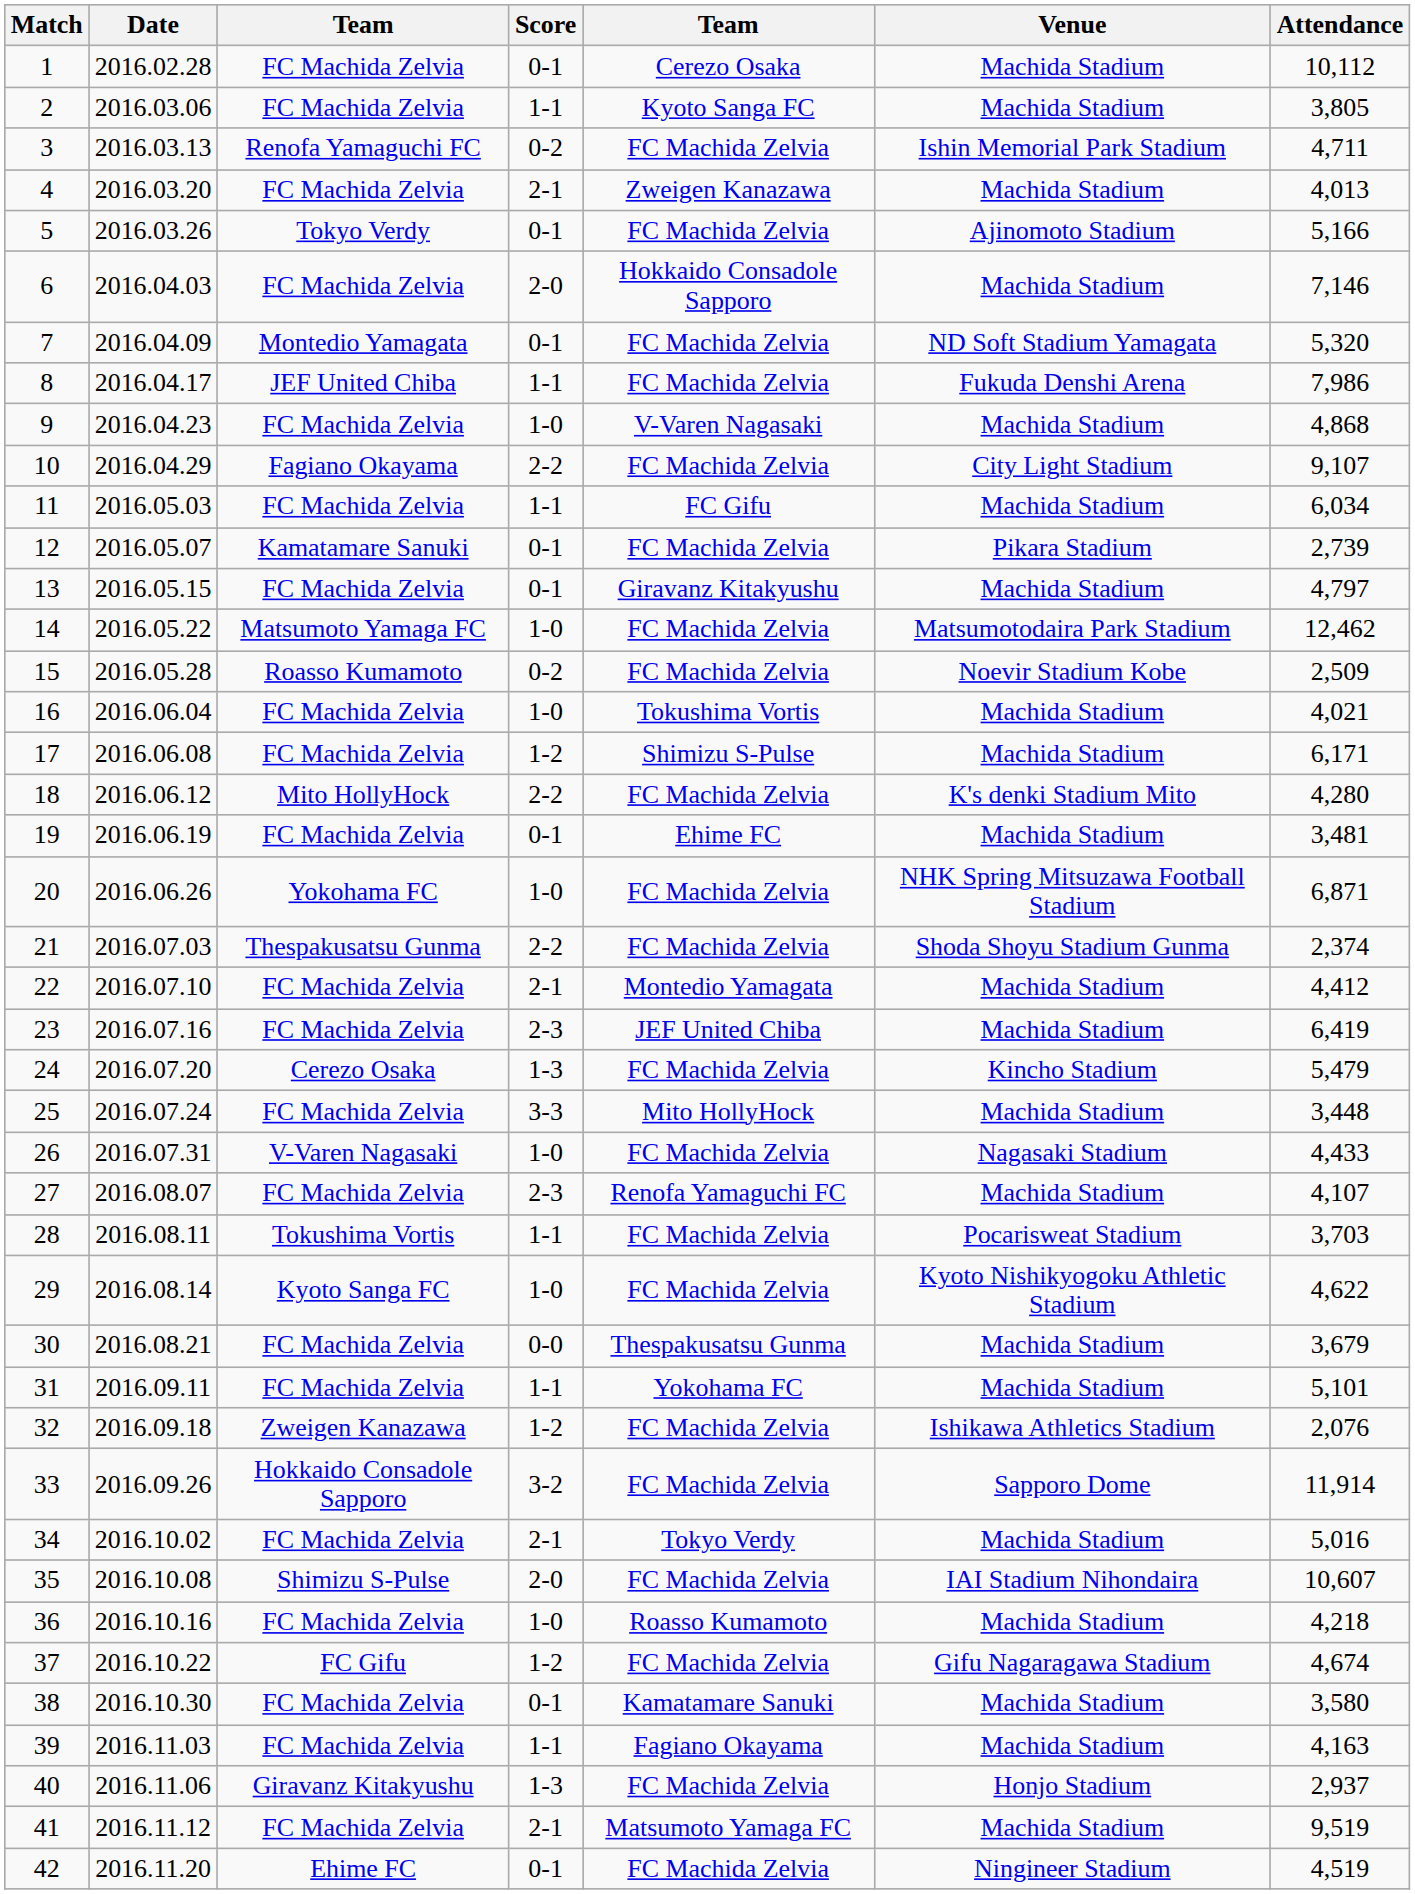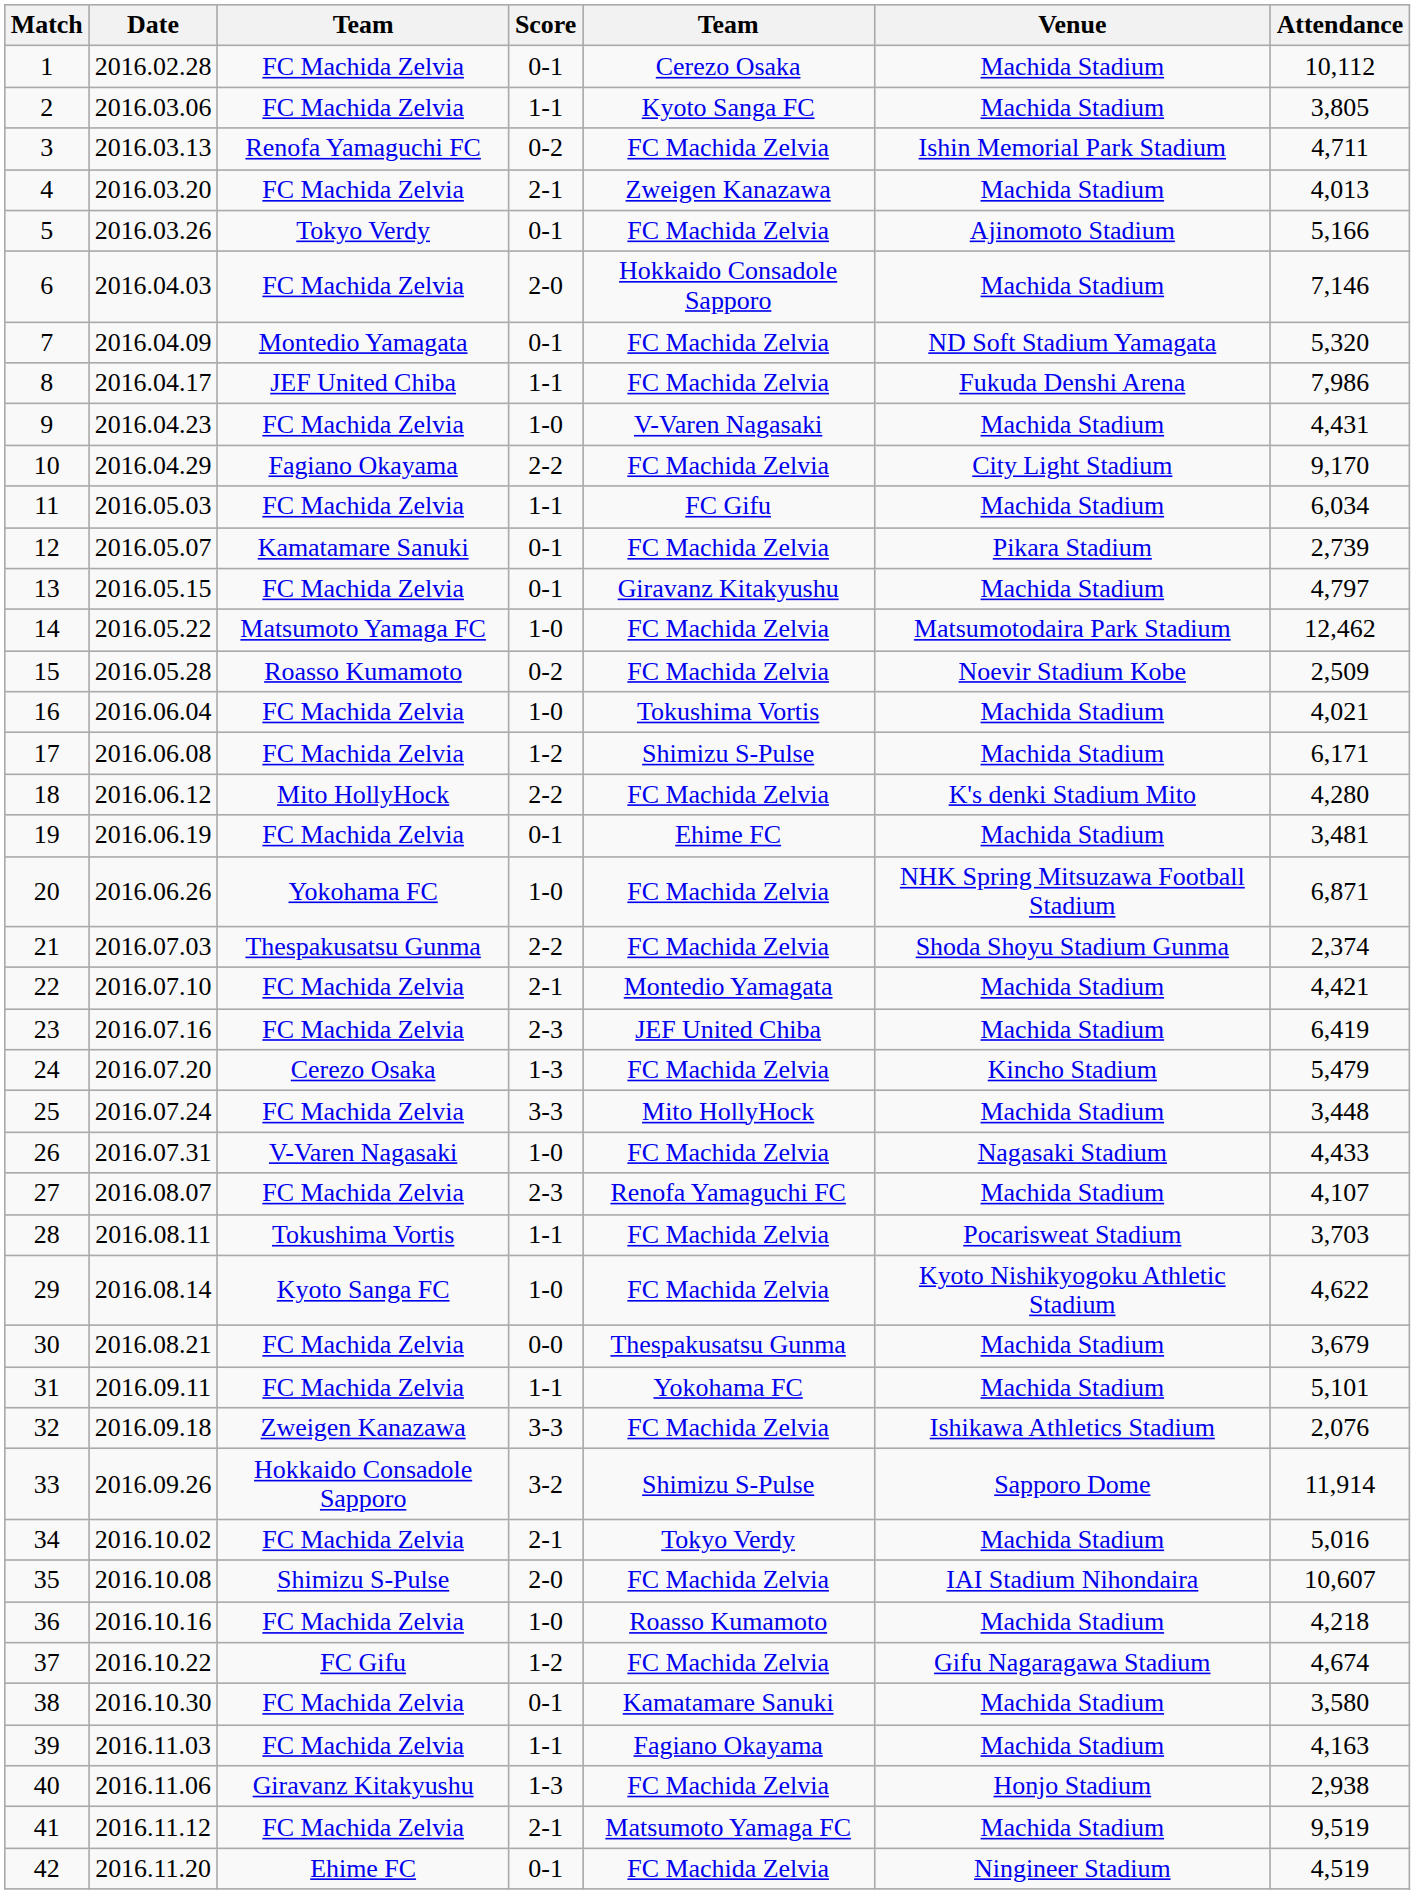(1340, 424) 4,868 -> (1340, 424) 4,431
(1340, 465) 9,107 -> (1340, 465) 9,170
(1340, 987) 4,412 -> (1340, 987) 4,421
(546, 1427) 1-2 -> (546, 1427) 3-3
(728, 1483) FC Machida Zelvia -> (728, 1483) Shimizu S-Pulse
(1340, 1785) 2,937 -> (1340, 1785) 2,938
